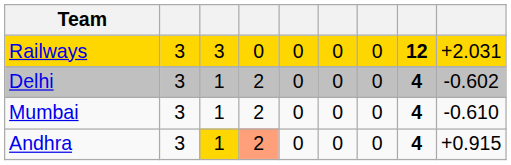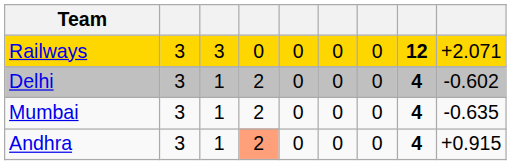(471, 50) +2.031 -> (471, 50) +2.071
(471, 112) -0.610 -> (471, 112) -0.635
(219, 143) gold background -> (219, 143) no background
